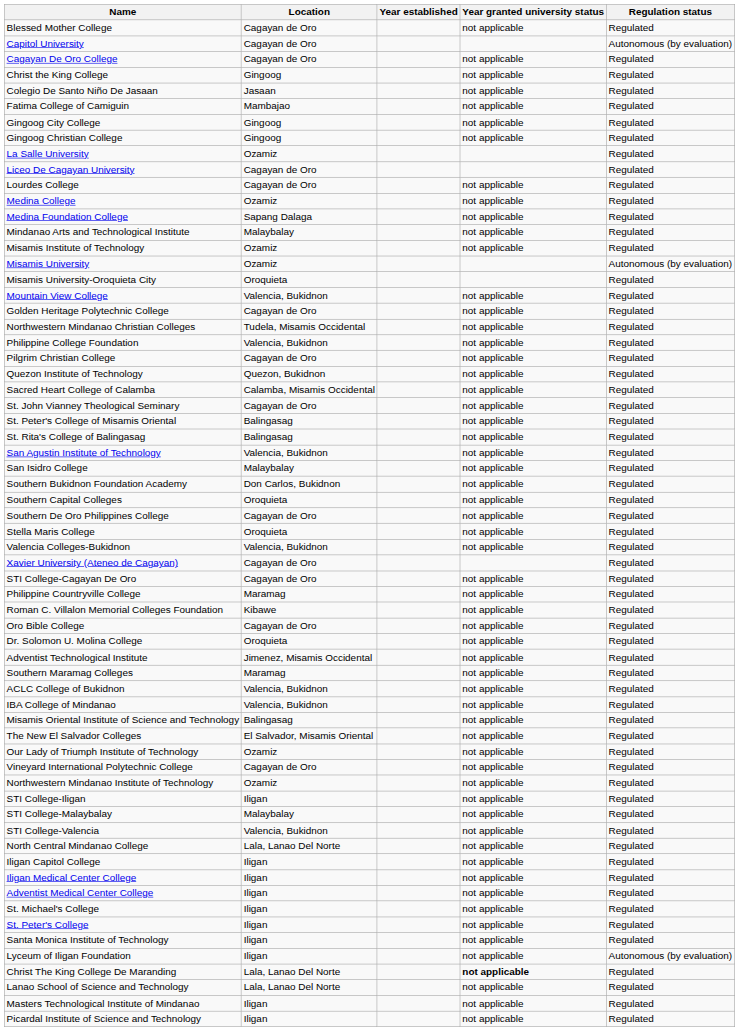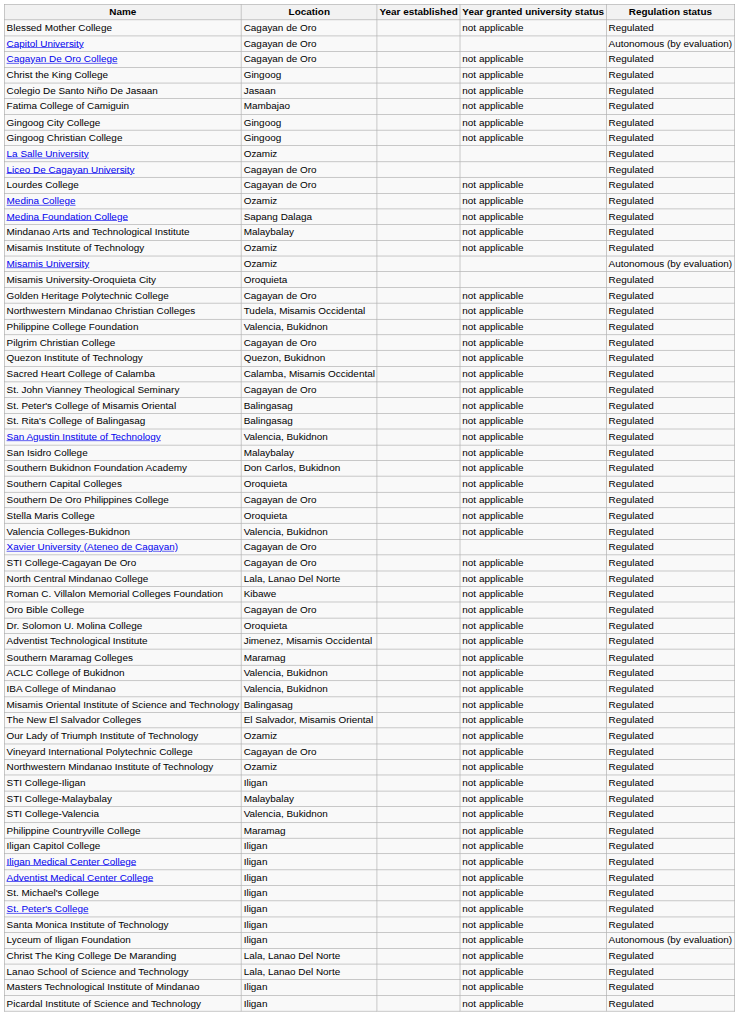- row: (57, 295)
rows swapped: (74, 594) <-> (77, 846)
(496, 972) bold -> (493, 956) normal
